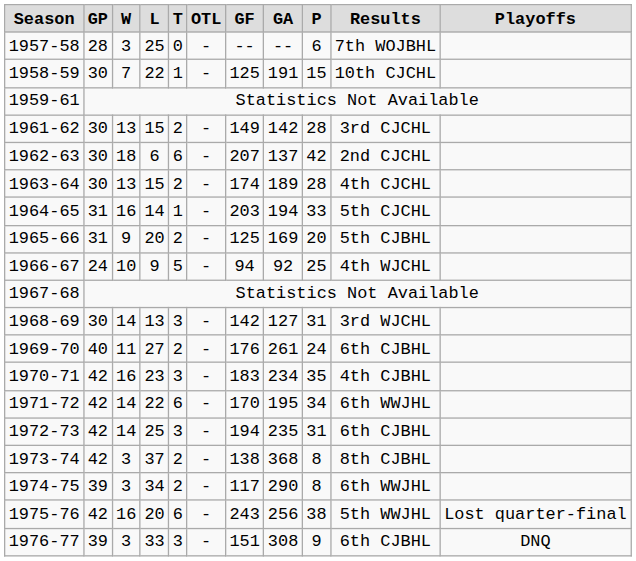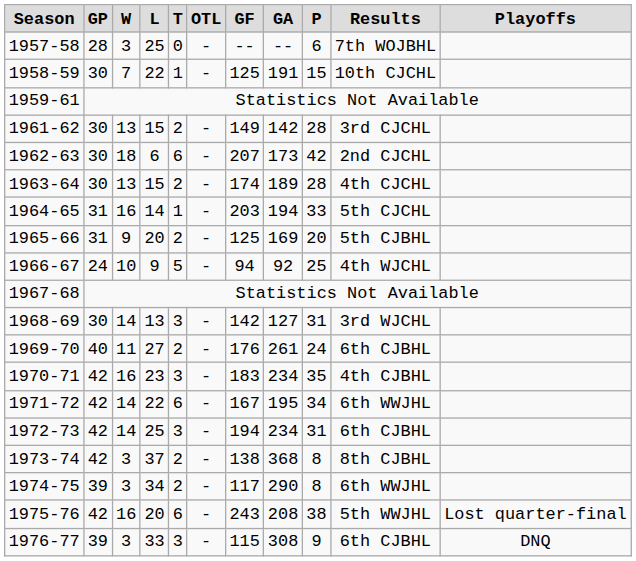(283, 156) 137 -> (283, 156) 173
(245, 404) 170 -> (245, 404) 167
(283, 432) 235 -> (283, 432) 234
(283, 514) 256 -> (283, 514) 208
(245, 542) 151 -> (245, 542) 115
